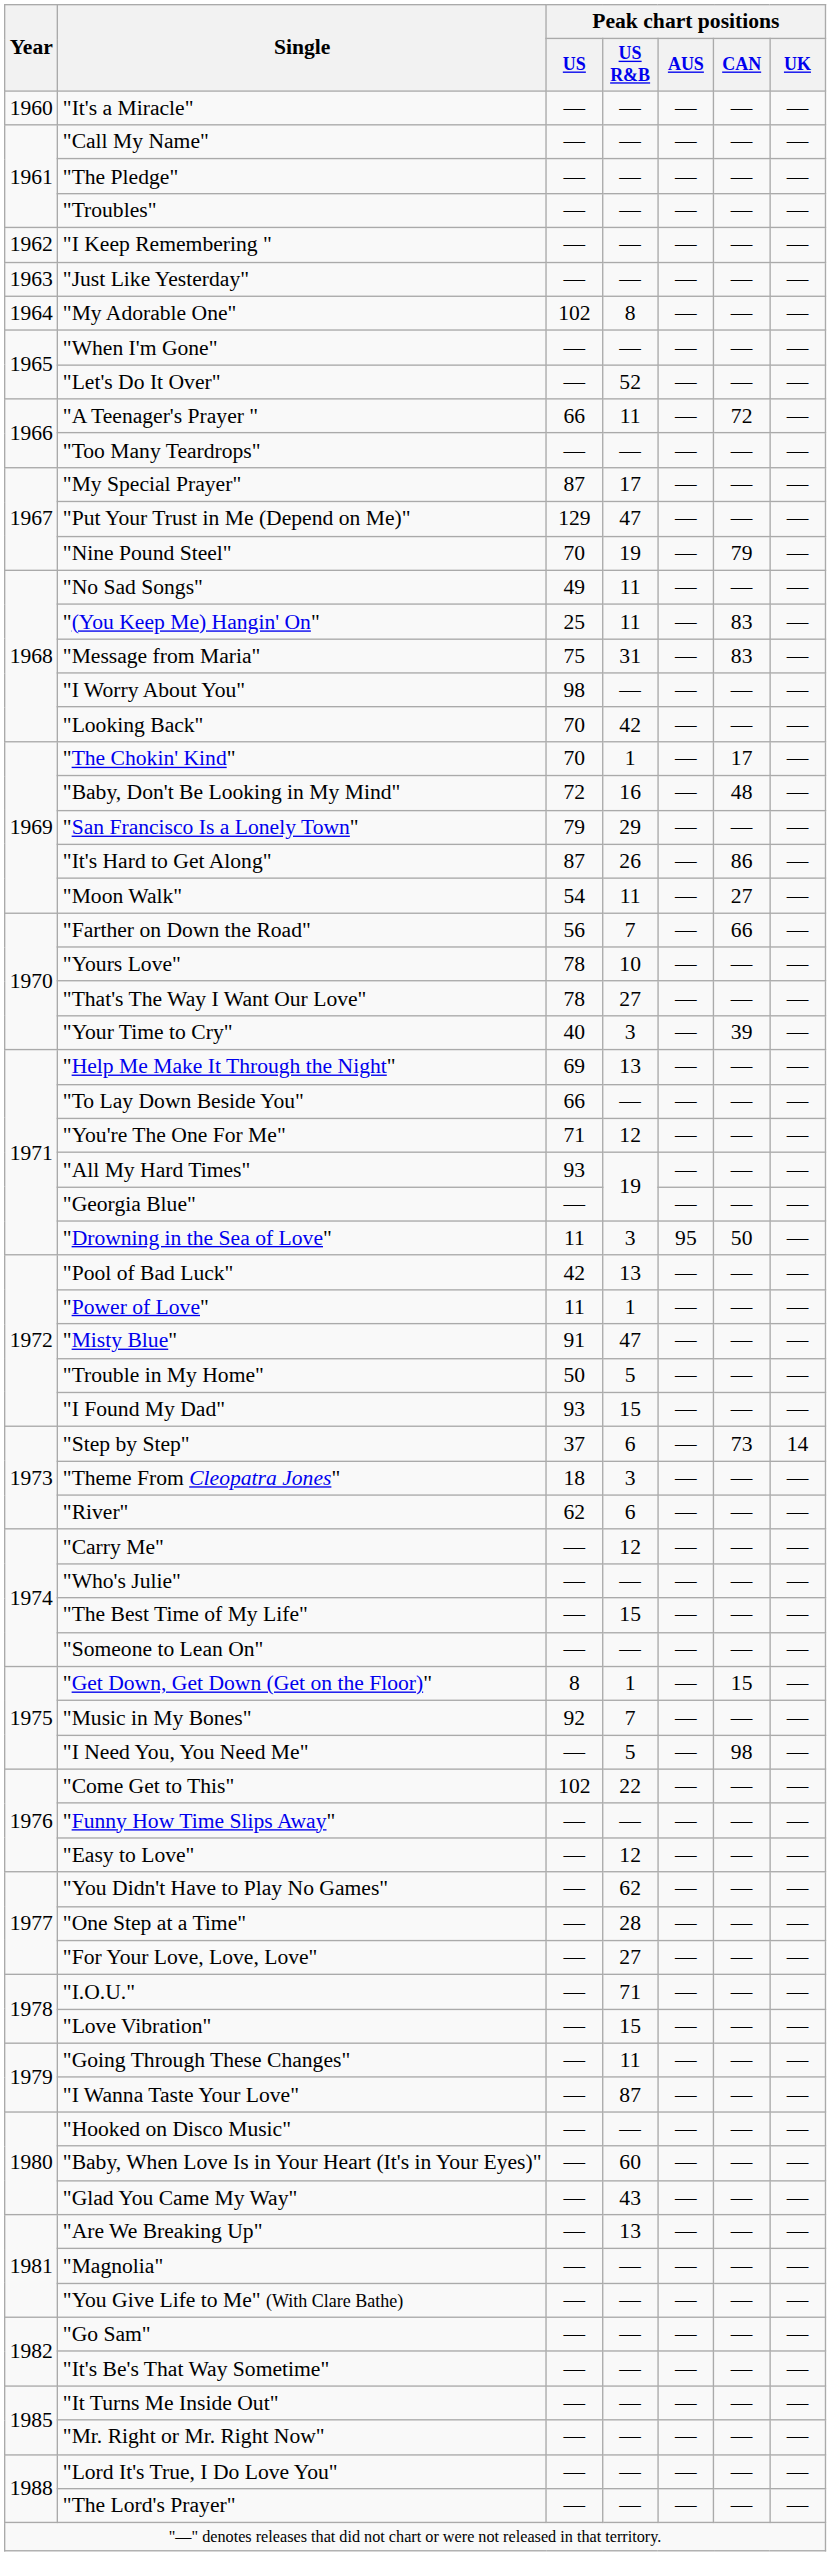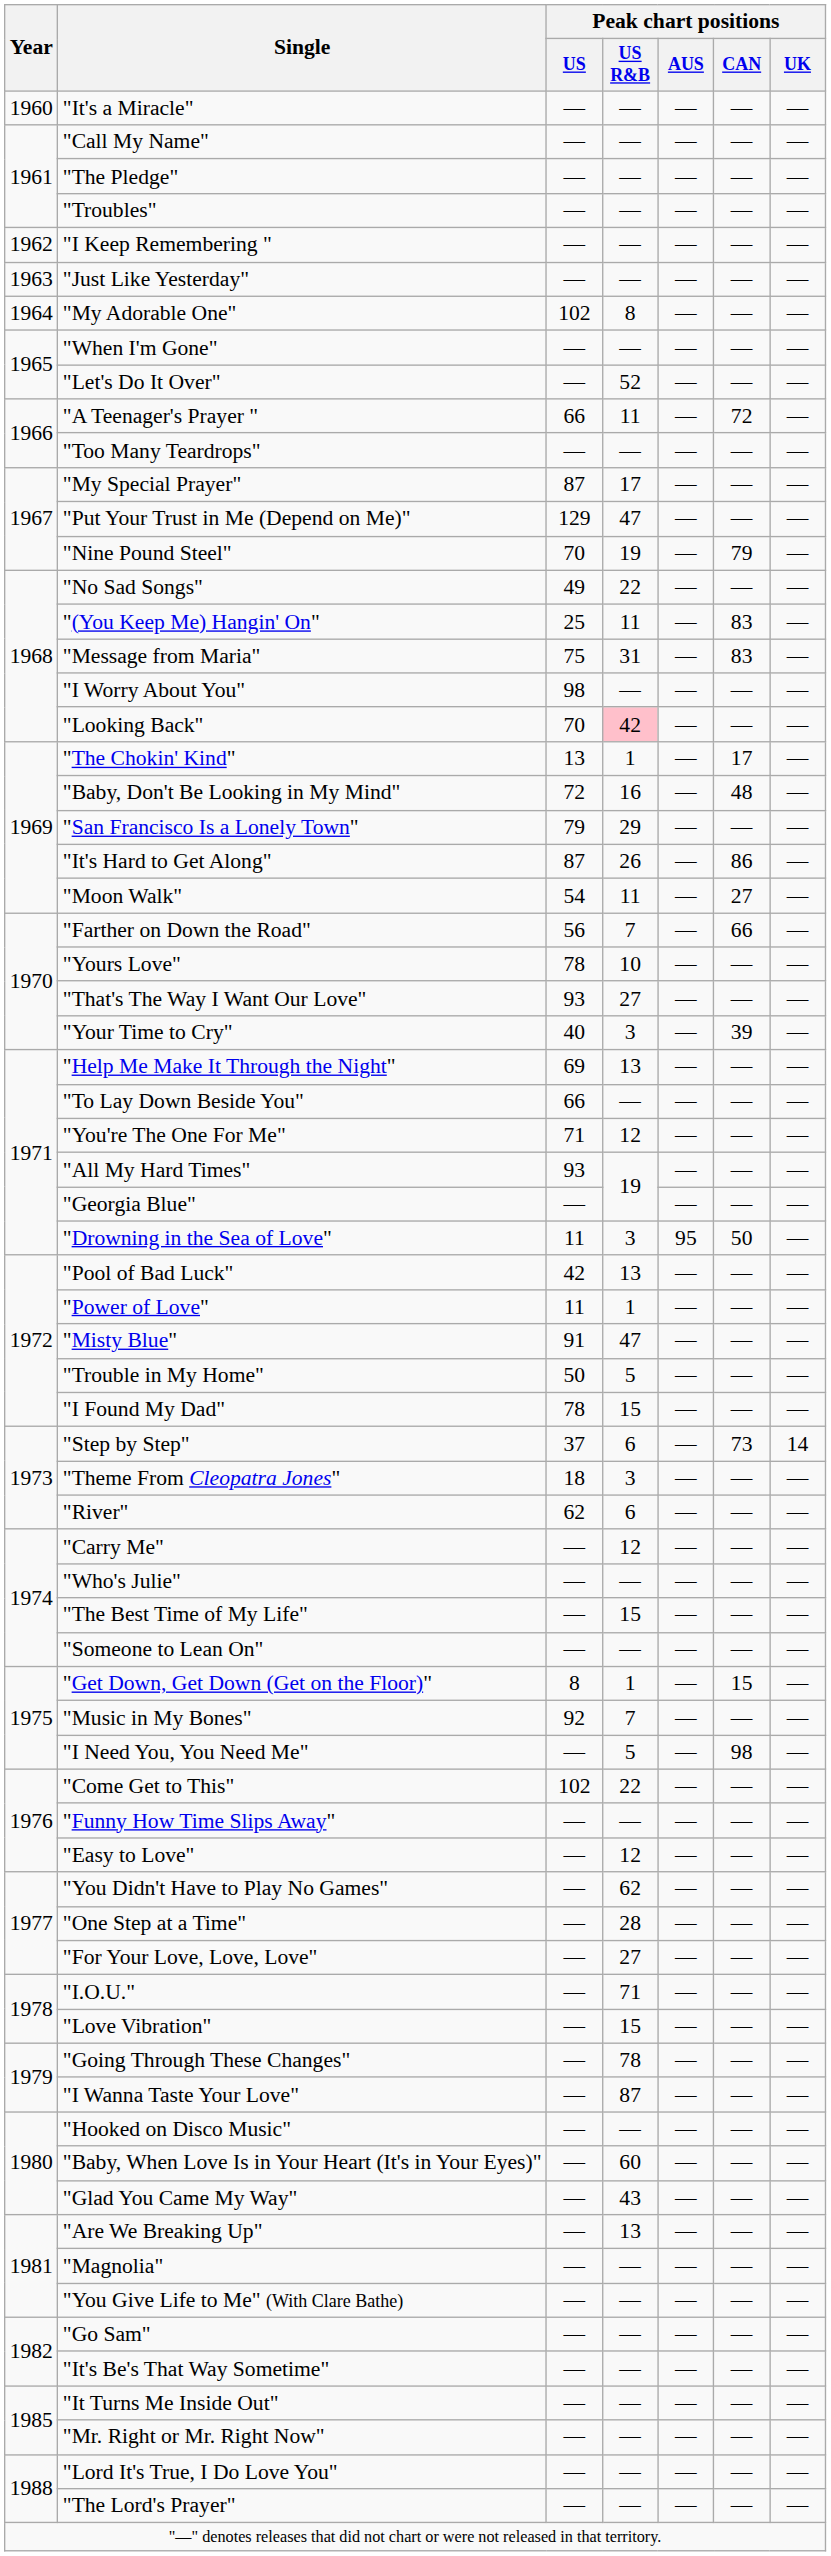(630, 587) 11 -> (630, 587) 22
(630, 724) no background -> (630, 724) pink background
(574, 758) 70 -> (574, 758) 13
(574, 998) 78 -> (574, 998) 93
(574, 1409) 93 -> (574, 1409) 78
(630, 2060) 11 -> (630, 2060) 78
